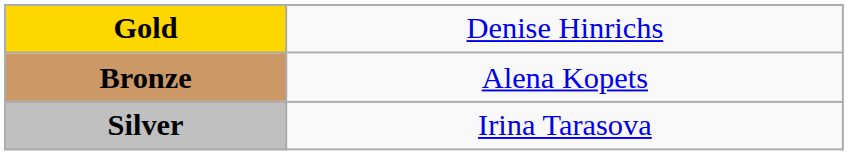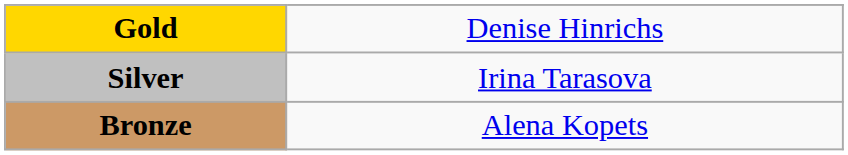rows swapped: (146, 125) <-> (146, 76)
